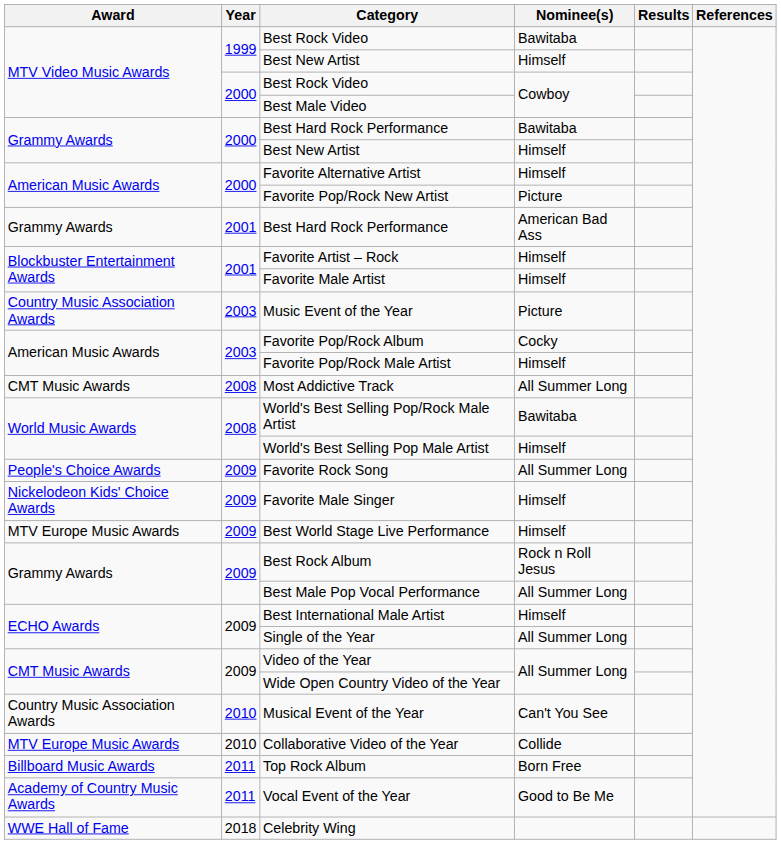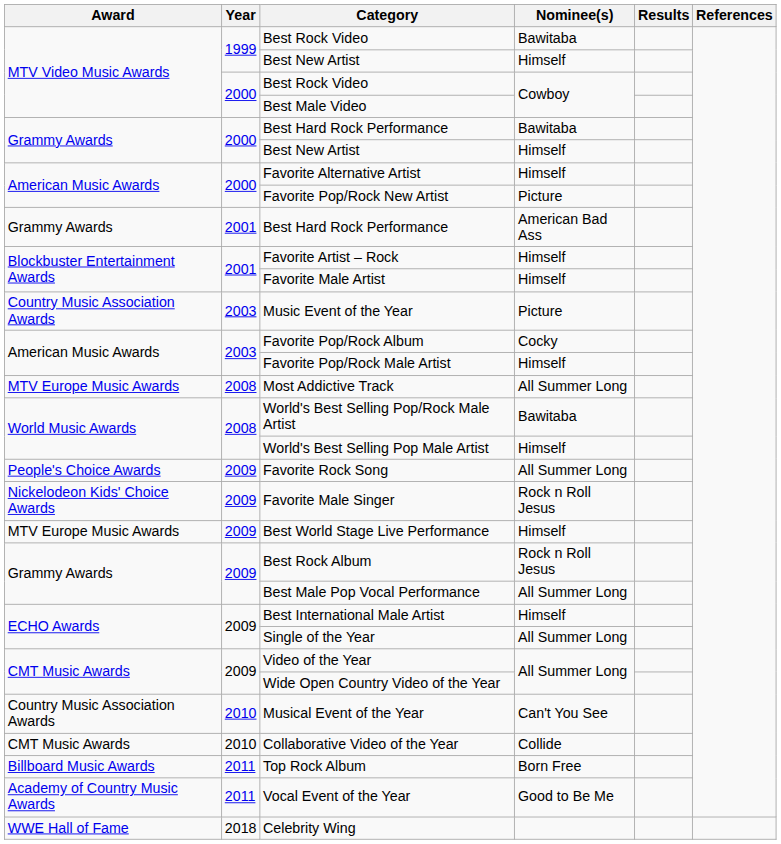(69, 386) CMT Music Awards -> (93, 386) MTV Europe Music Awards
(542, 500) Himself -> (554, 500) Rock n Roll Jesus
(93, 744) MTV Europe Music Awards -> (69, 744) CMT Music Awards
